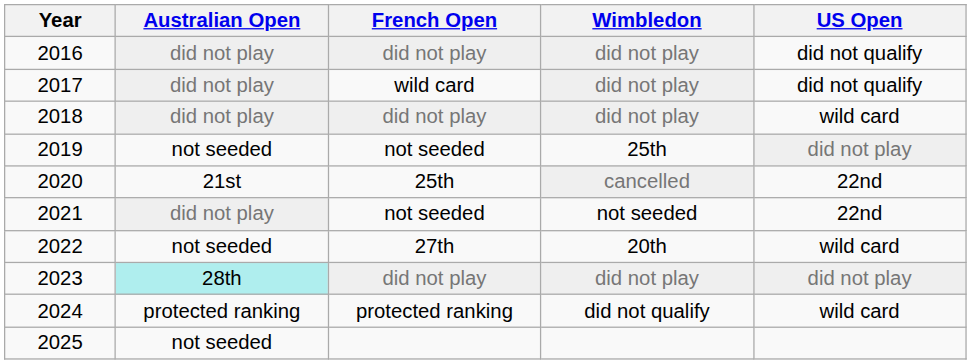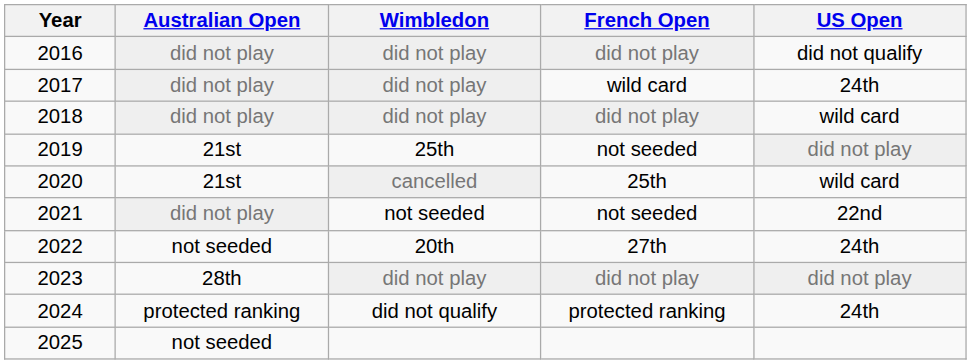columns swapped: (434, 20) <-> (647, 20)
(860, 85) did not qualify -> (860, 85) 24th
(222, 149) not seeded -> (222, 149) 21st
(860, 181) 22nd -> (860, 181) wild card
(860, 246) wild card -> (860, 246) 24th
(222, 278) paleturquoise background -> (222, 278) no background
(860, 310) wild card -> (860, 310) 24th
